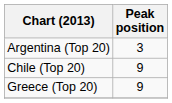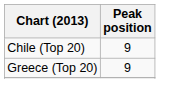- row: (59, 48)
